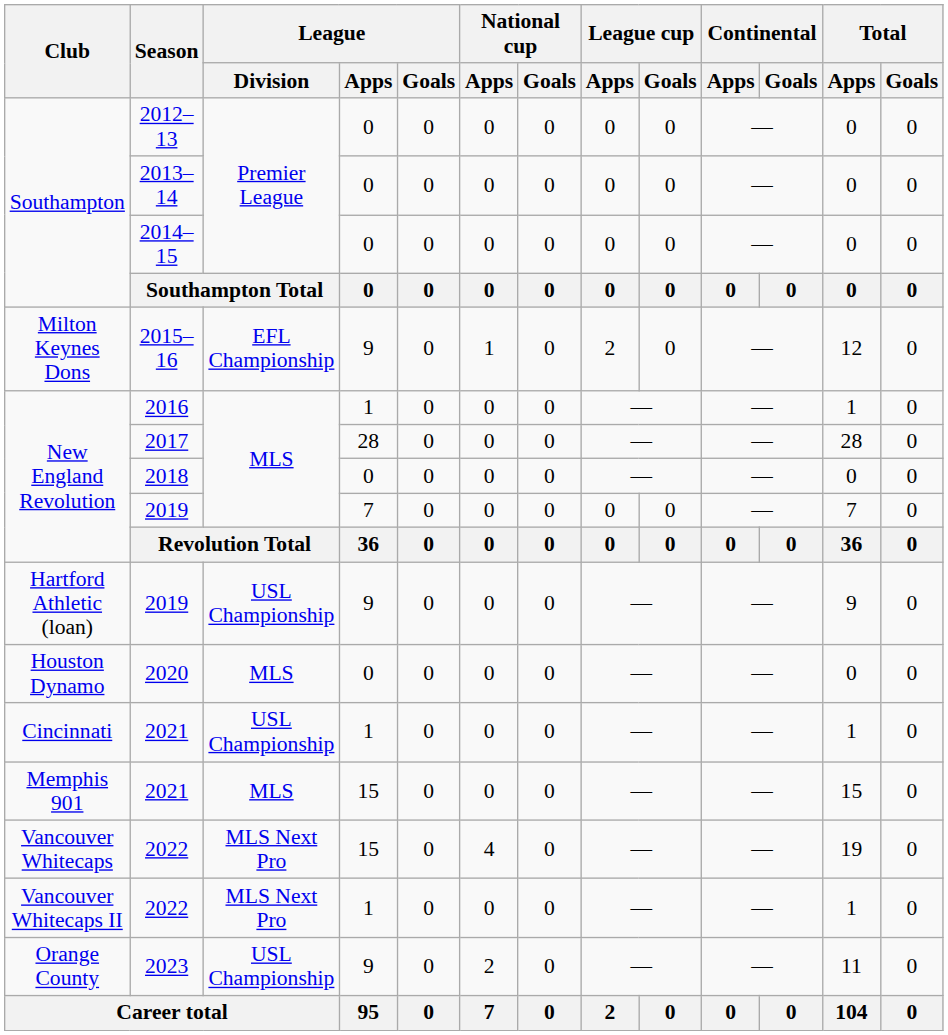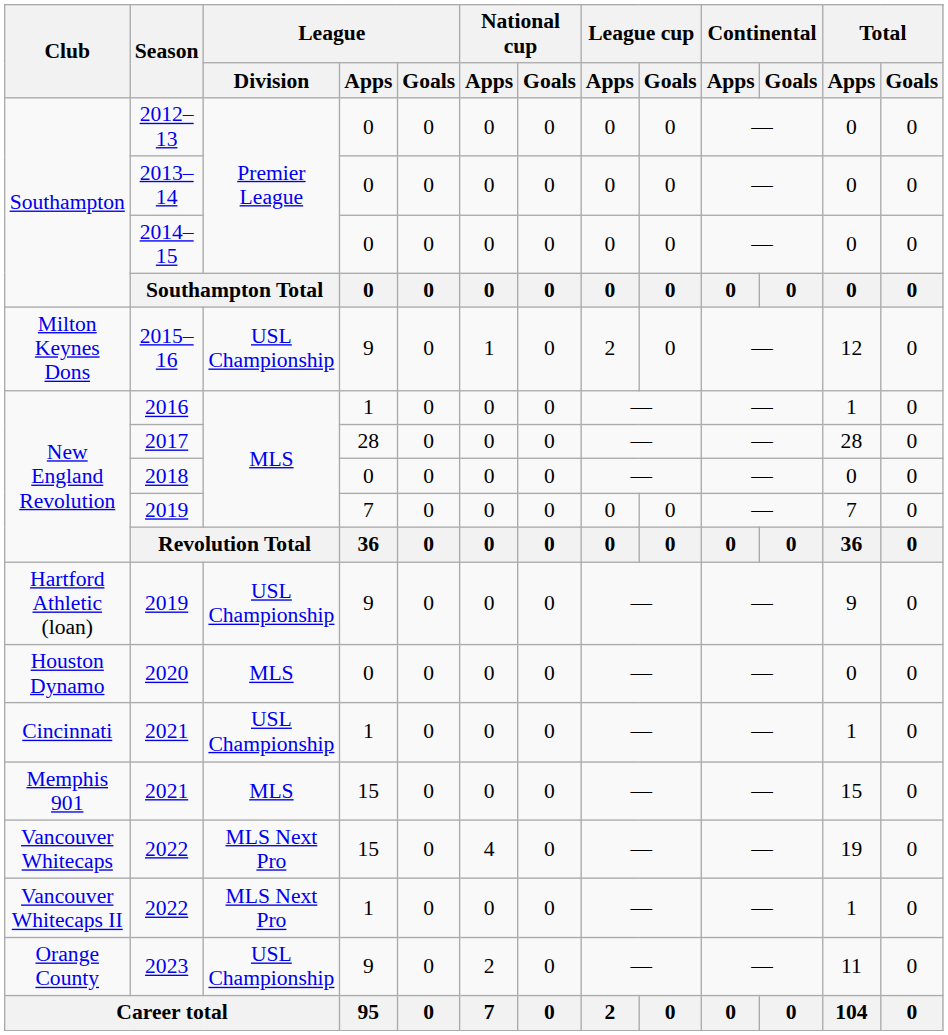(271, 348) EFL Championship -> (271, 348) USL Championship
